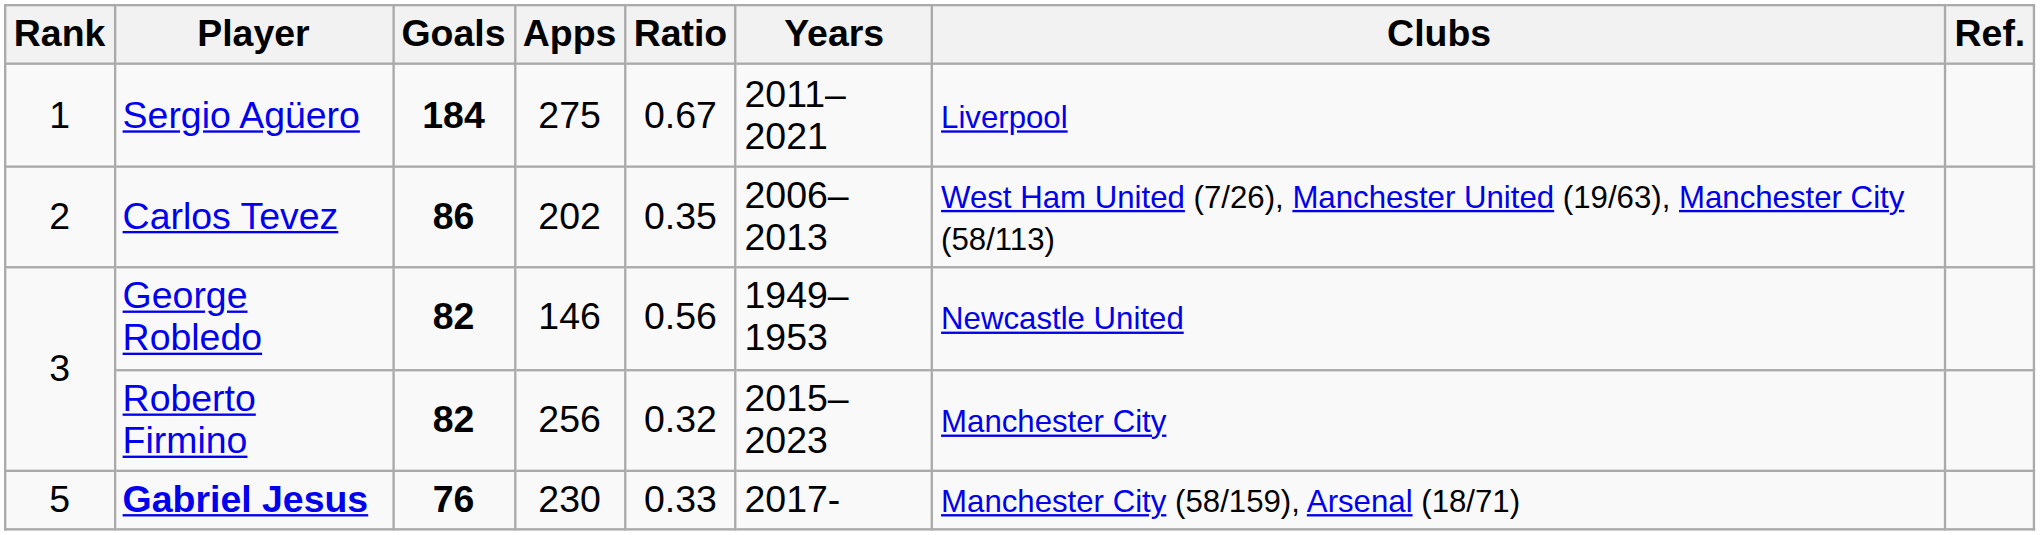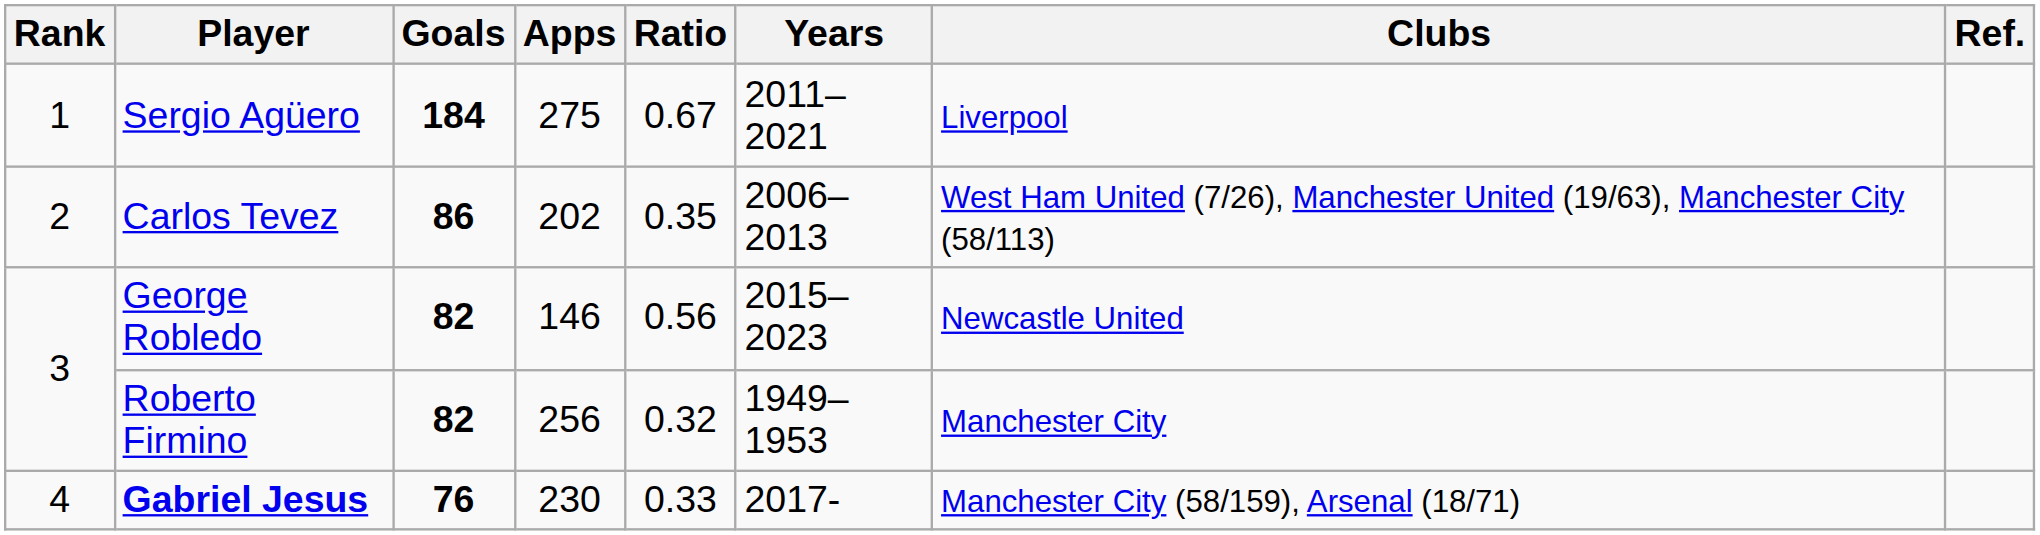(797, 317) 1949–1953 -> (797, 317) 2015–2023
(797, 419) 2015–2023 -> (797, 419) 1949–1953
(60, 499) 5 -> (60, 499) 4
